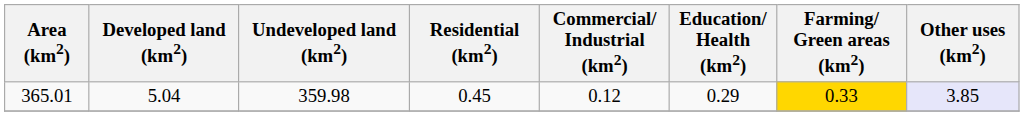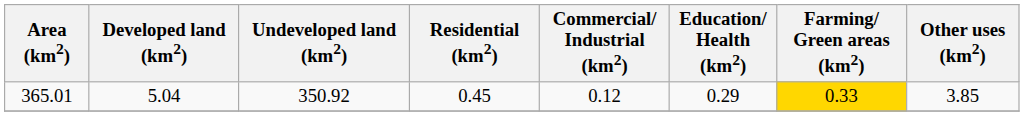(324, 96) 359.98 -> (324, 96) 350.92
(963, 96) lavender background -> (963, 96) no background
